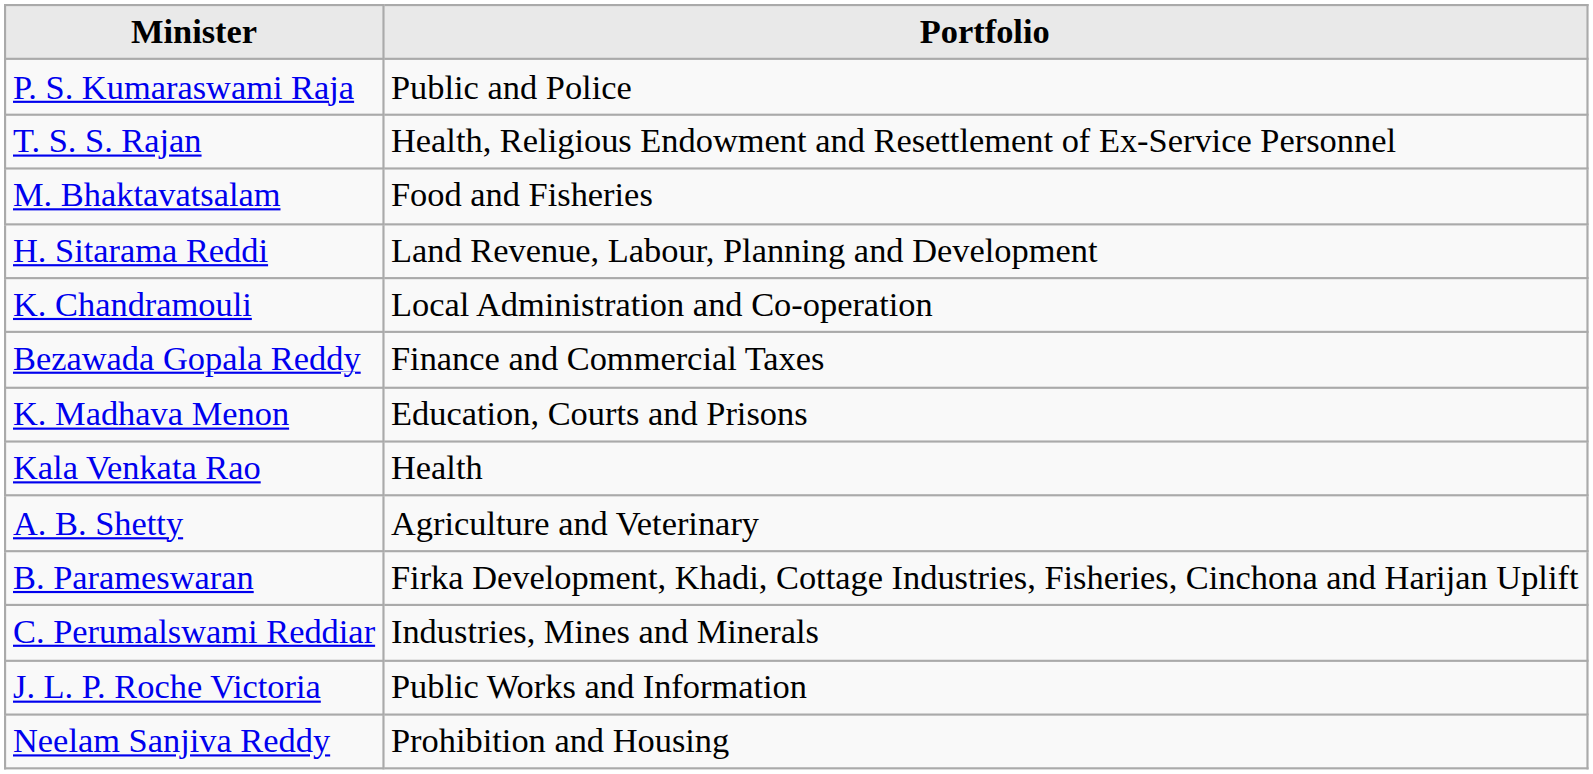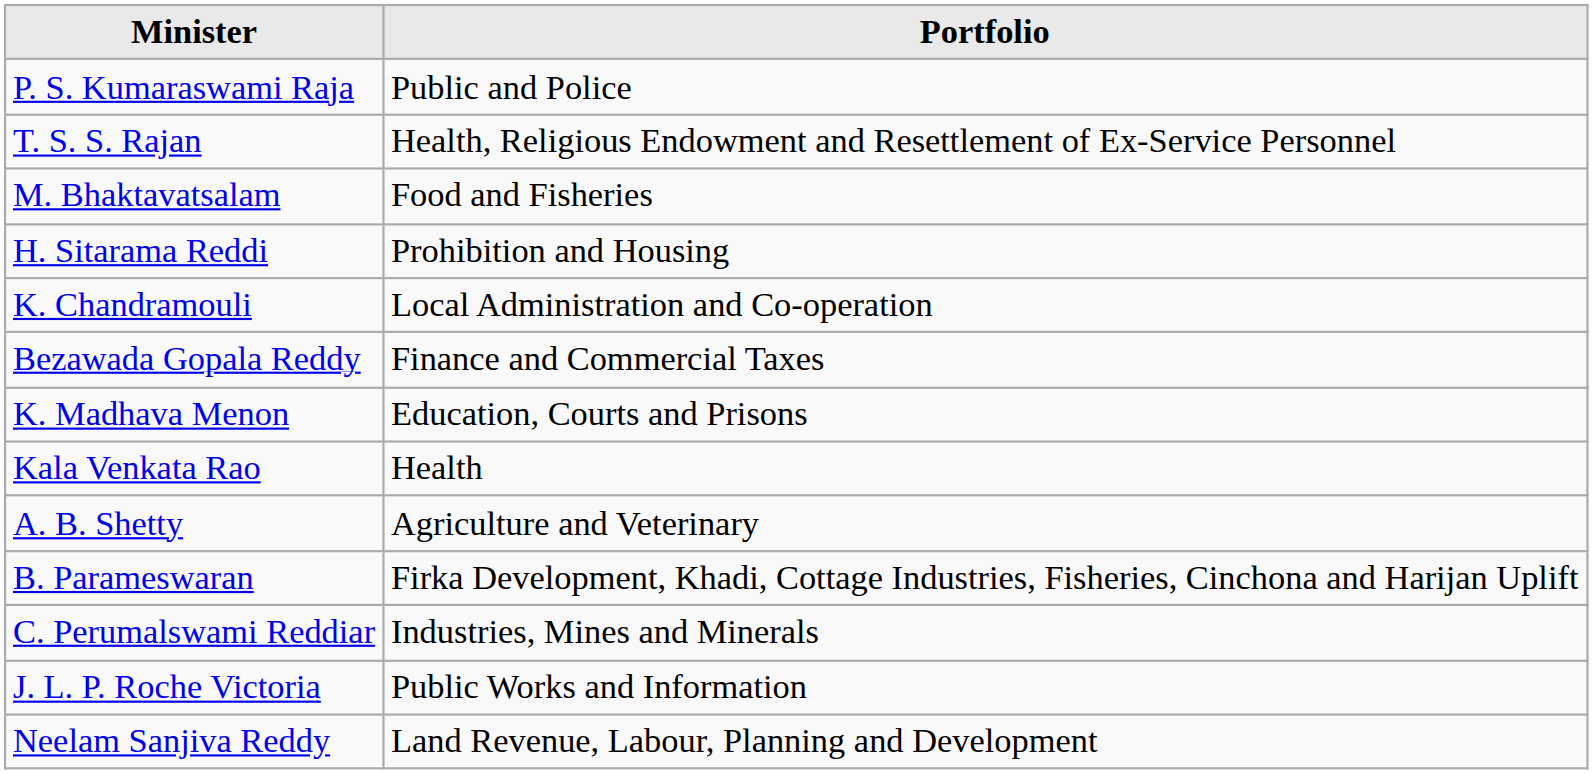(744, 250) Land Revenue, Labour, Planning and Development -> (560, 250) Prohibition and Housing
(560, 741) Prohibition and Housing -> (744, 741) Land Revenue, Labour, Planning and Development
